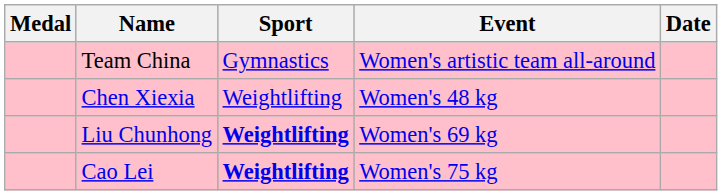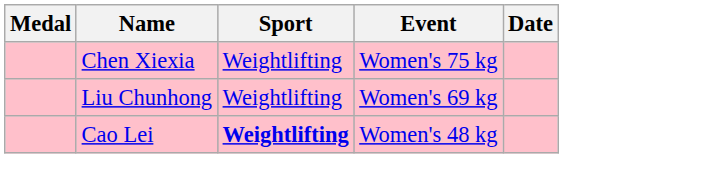- row: (136, 60)
(428, 97) Women's 48 kg -> (428, 60) Women's 75 kg
(286, 134) bold -> (282, 97) normal
(428, 171) Women's 75 kg -> (428, 134) Women's 48 kg
